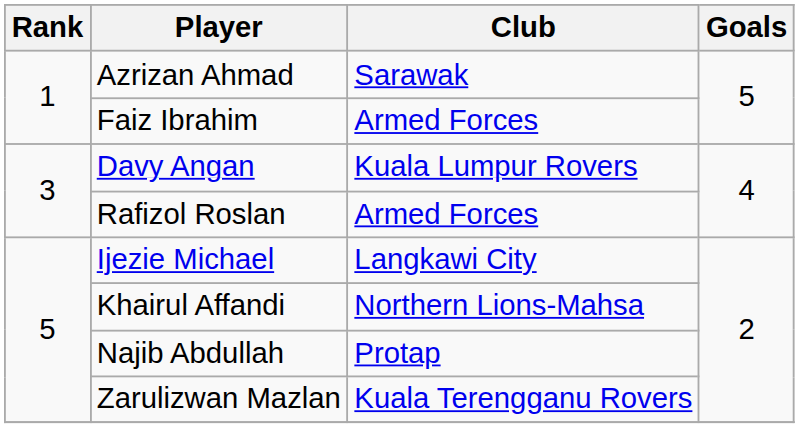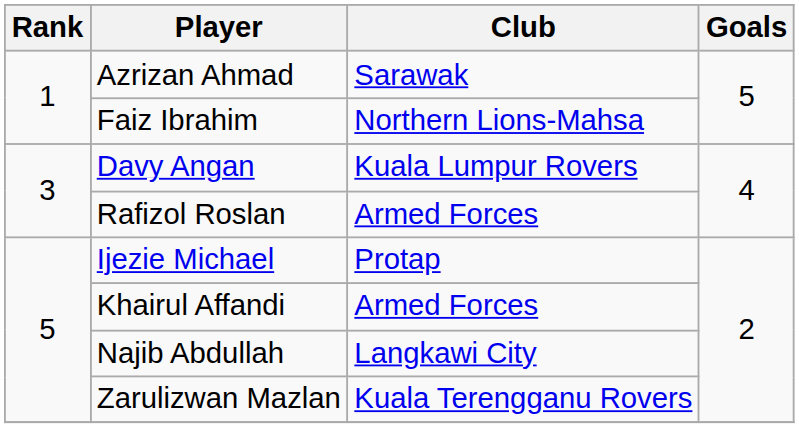(446, 120) Armed Forces -> (499, 120) Northern Lions-Mahsa
(446, 259) Langkawi City -> (397, 259) Protap
(499, 306) Northern Lions-Mahsa -> (446, 306) Armed Forces
(397, 352) Protap -> (446, 352) Langkawi City
